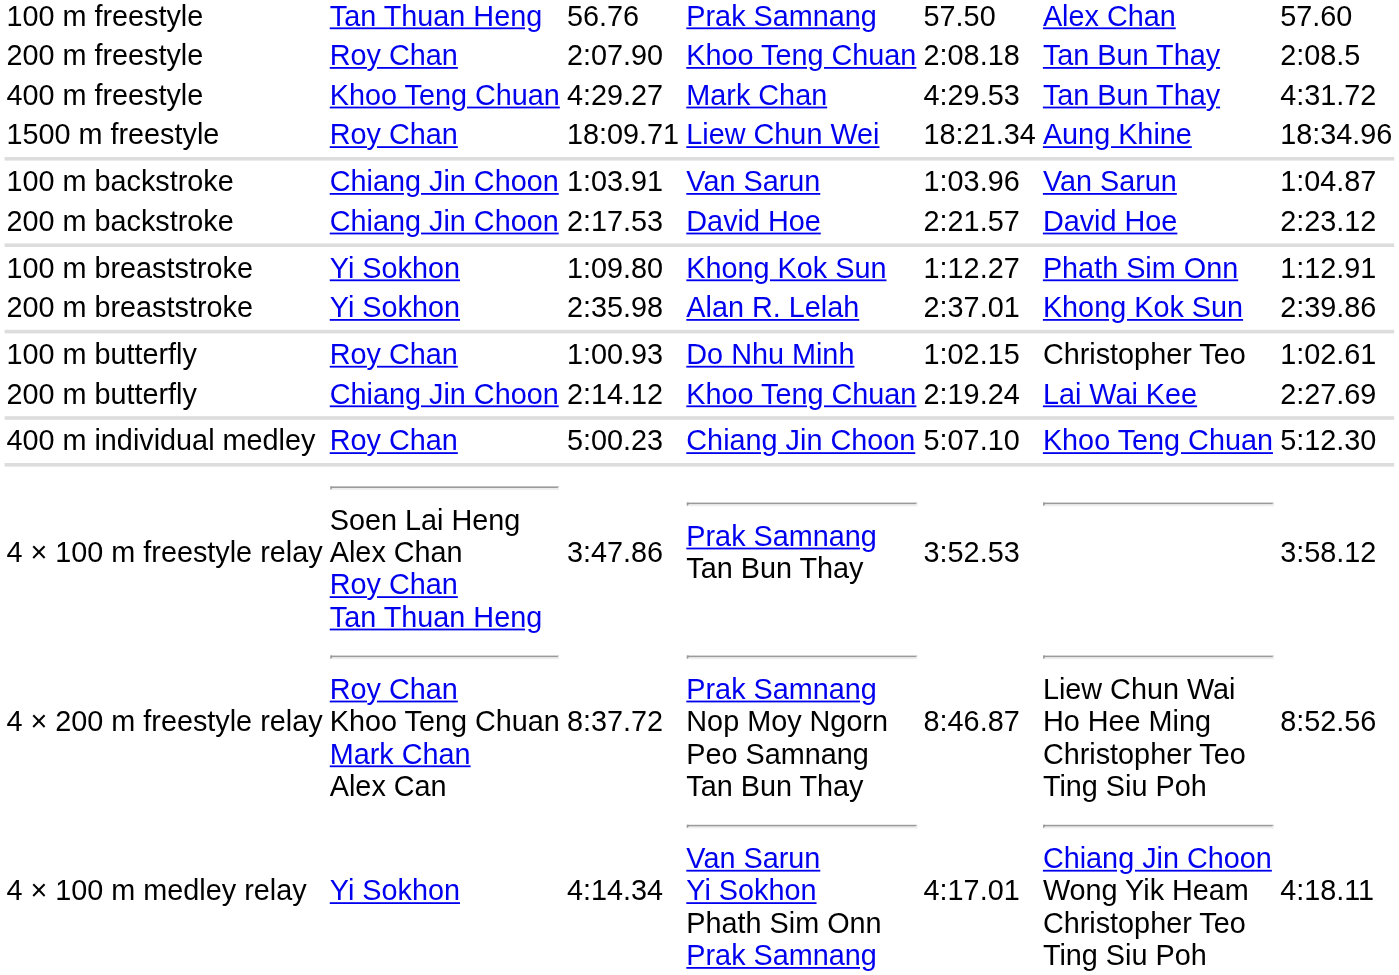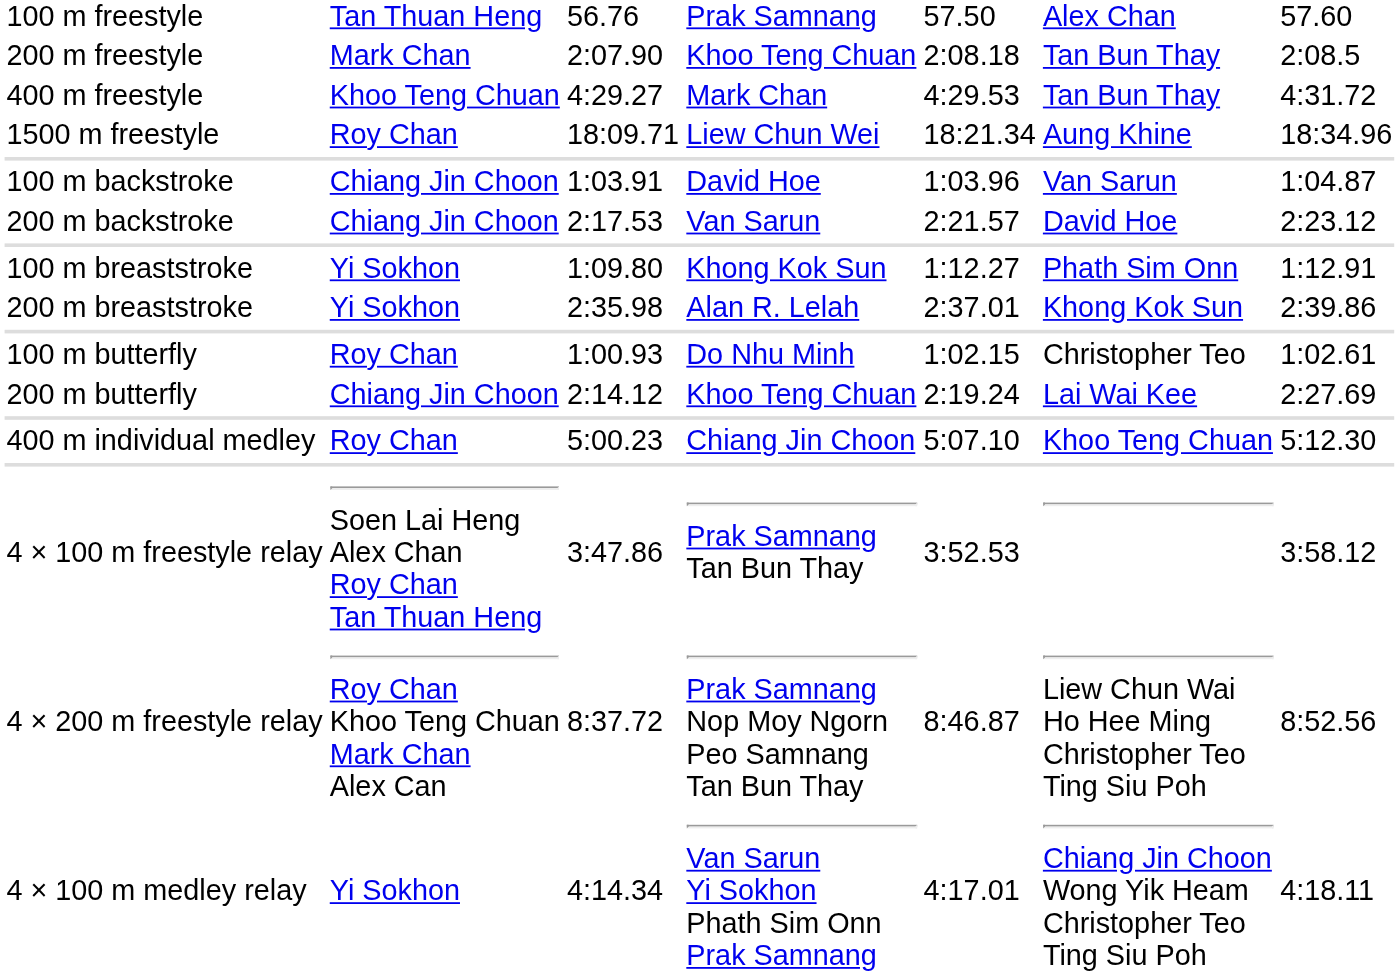(394, 55) Roy Chan -> (400, 55) Mark Chan
(753, 181) Van Sarun -> (754, 181) David Hoe
(754, 221) David Hoe -> (753, 221) Van Sarun
